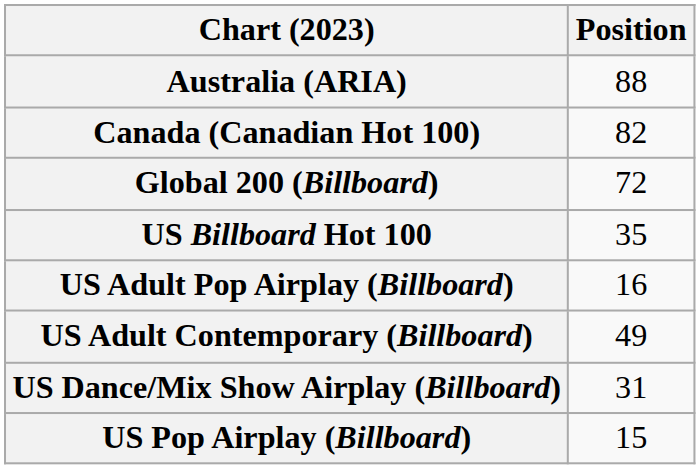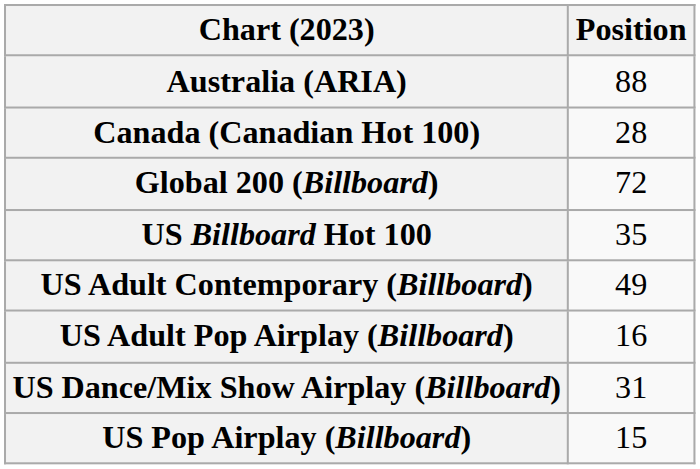(631, 132) 82 -> (631, 132) 28
rows swapped: (287, 336) <-> (287, 285)
